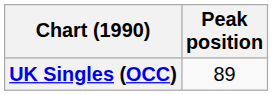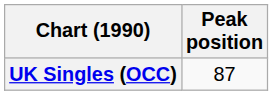(224, 74) 89 -> (224, 74) 87
